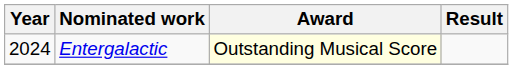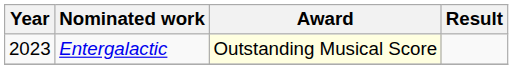(30, 49) 2024 -> (30, 49) 2023
